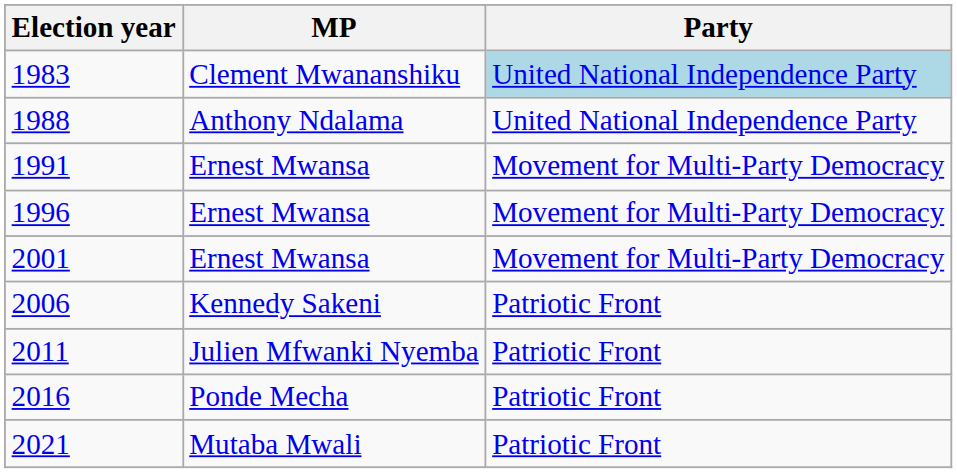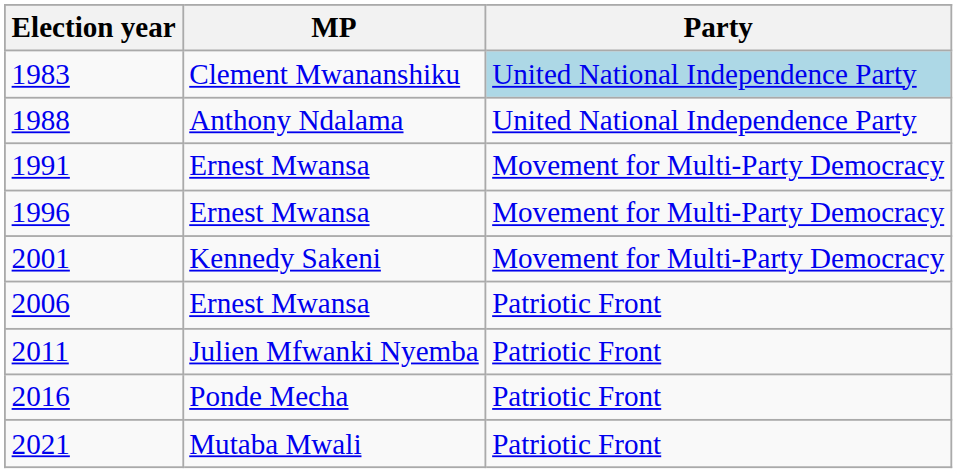(279, 258) Ernest Mwansa -> (285, 258) Kennedy Sakeni
(285, 304) Kennedy Sakeni -> (279, 304) Ernest Mwansa
